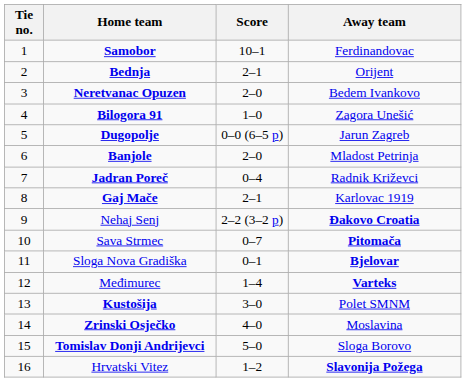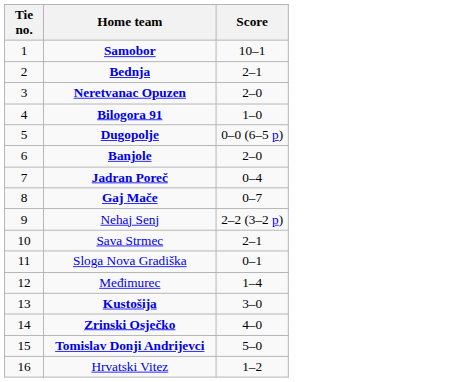- column: (374, 22)
(252, 198) 2–1 -> (252, 198) 0–7
(252, 240) 0–7 -> (252, 240) 2–1
